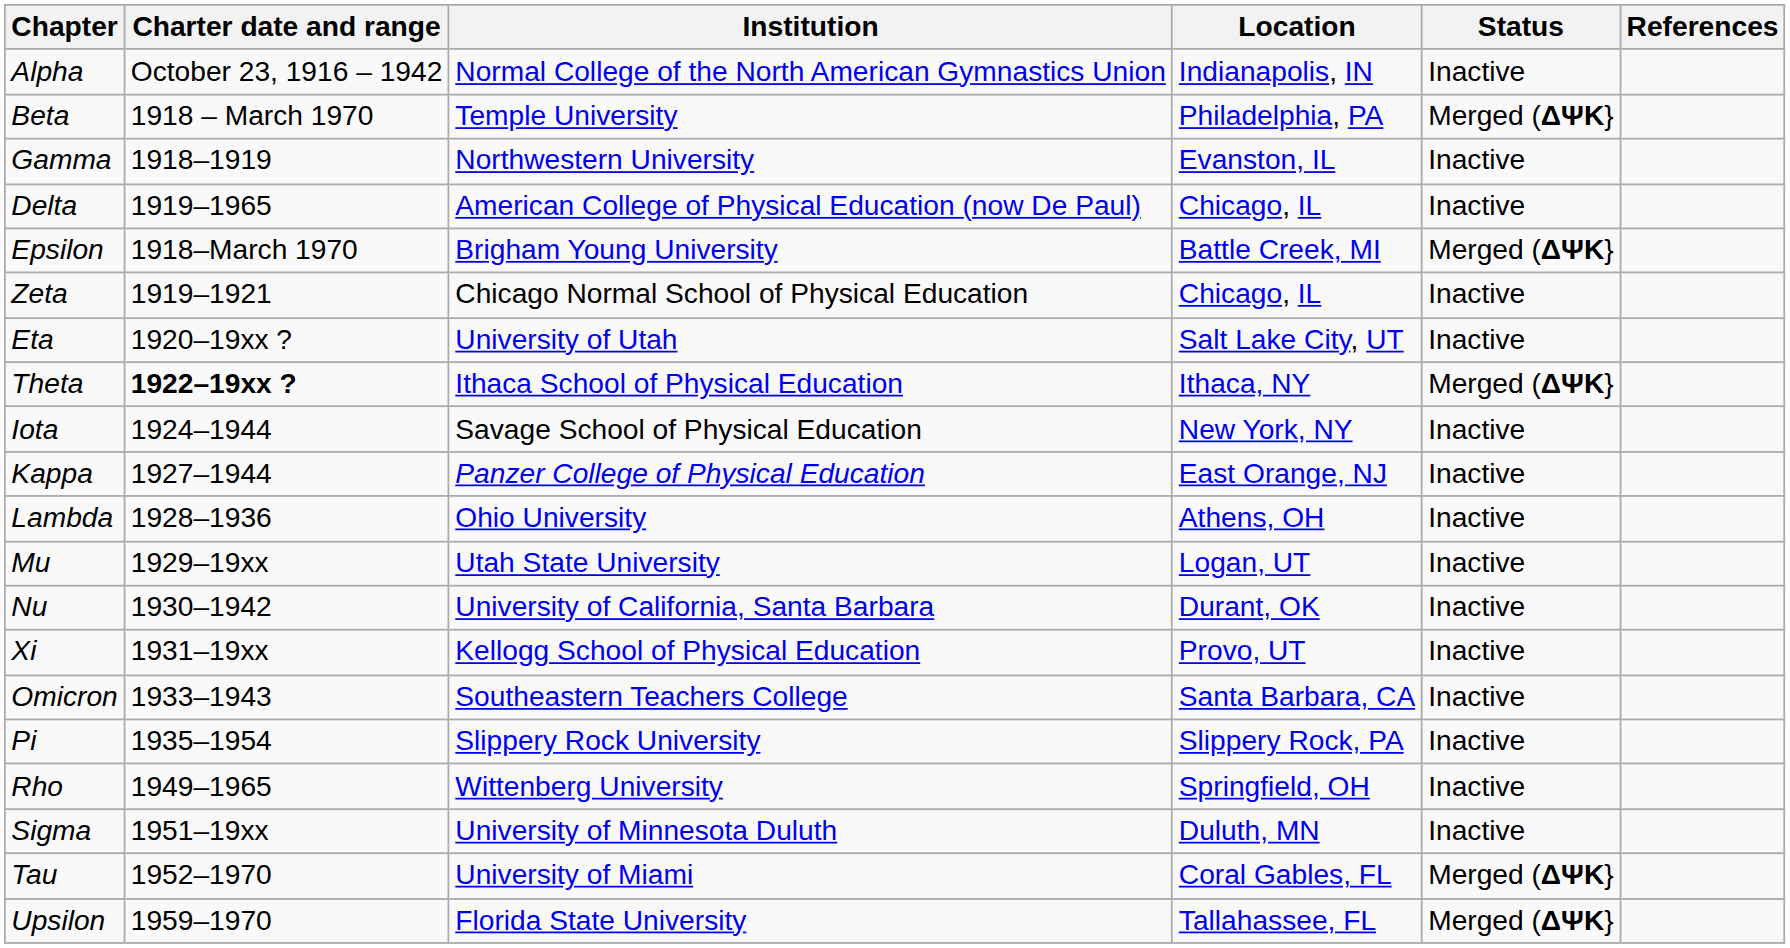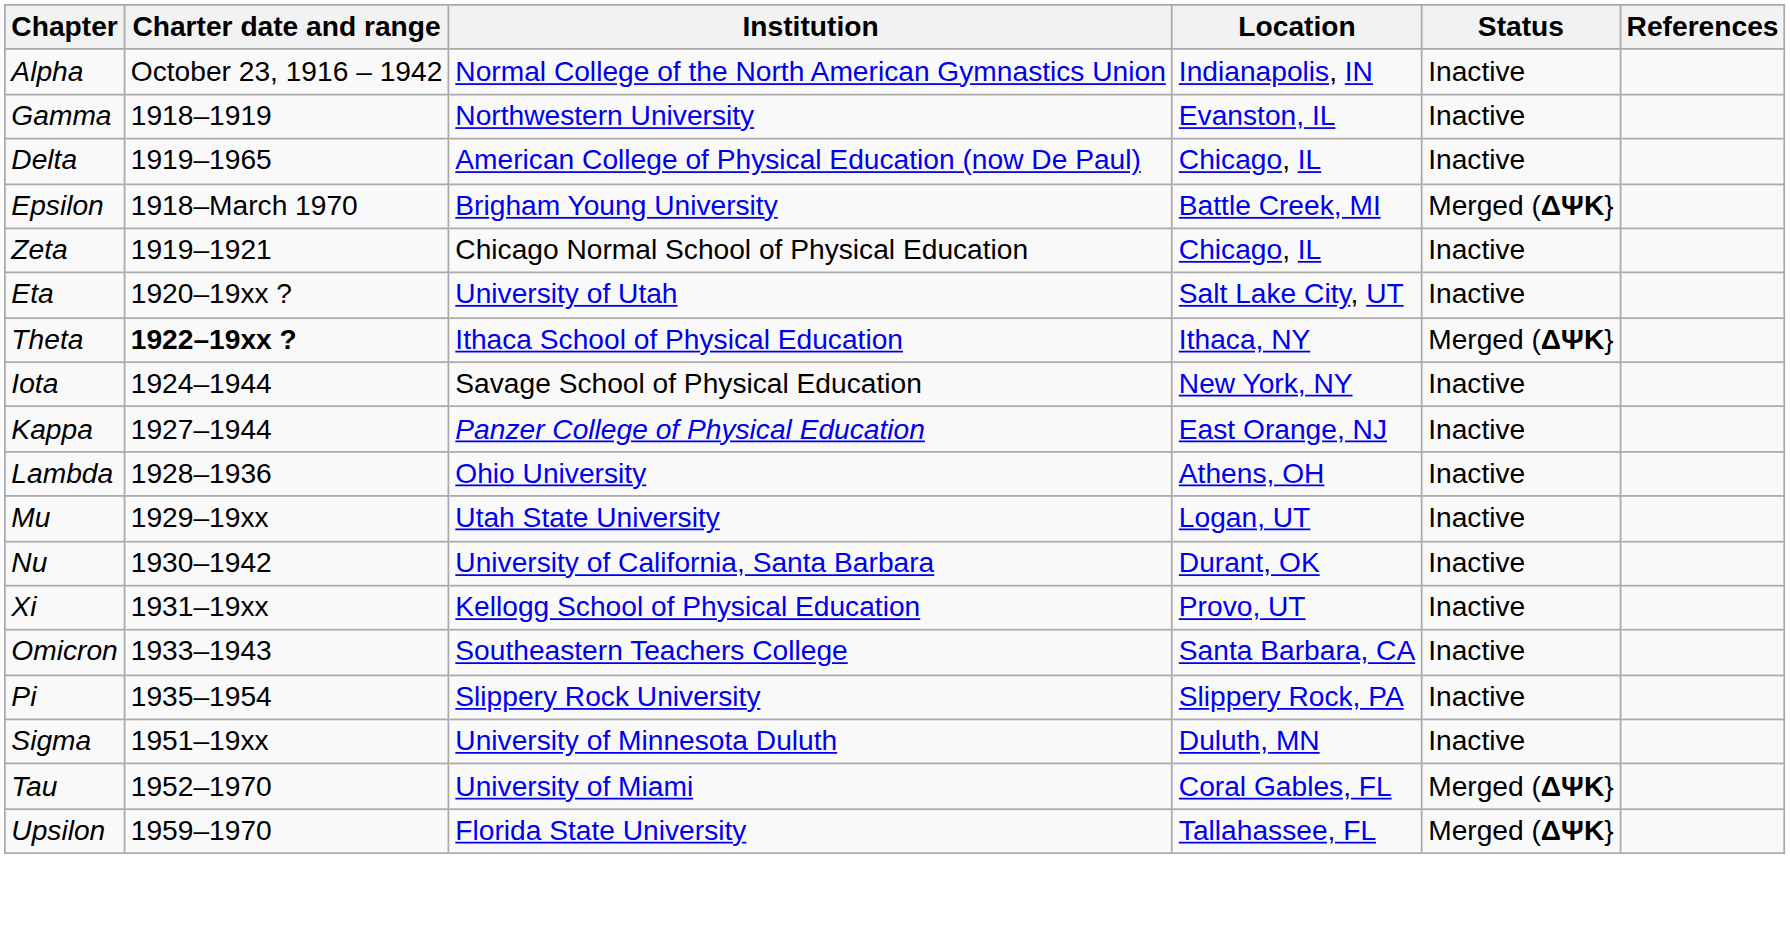- row: (40, 116)
- row: (37, 786)
